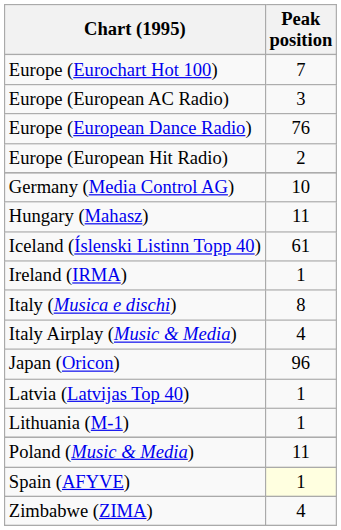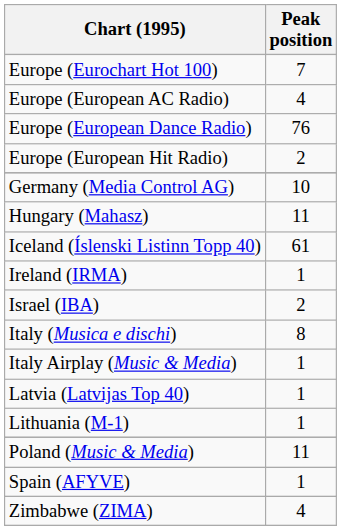(301, 98) 3 -> (301, 98) 4
+ row: (54, 305)
(301, 334) 4 -> (301, 363) 1
- row: (64, 363)
(301, 481) lightyellow background -> (301, 481) no background
